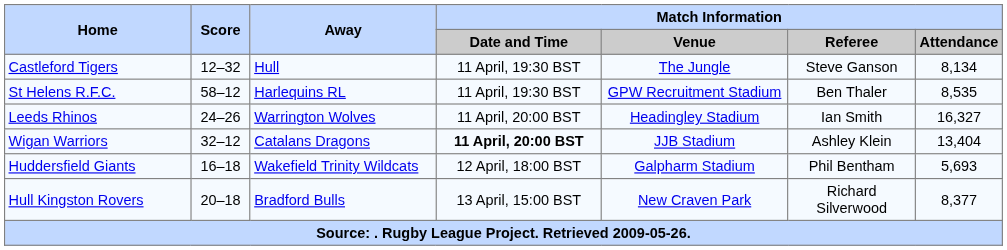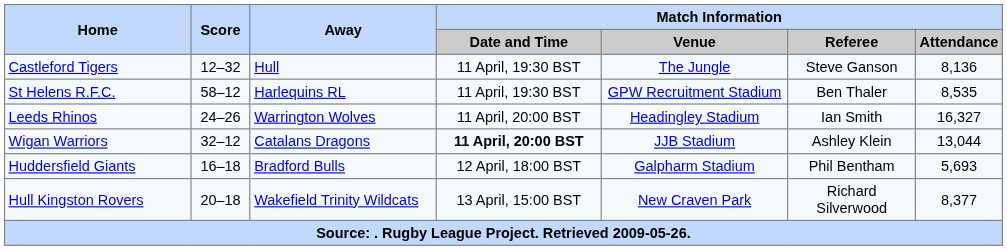(959, 67) 8,134 -> (959, 67) 8,136
(959, 141) 13,404 -> (959, 141) 13,044
(336, 166) Wakefield Trinity Wildcats -> (300, 166) Bradford Bulls
(300, 199) Bradford Bulls -> (336, 199) Wakefield Trinity Wildcats
